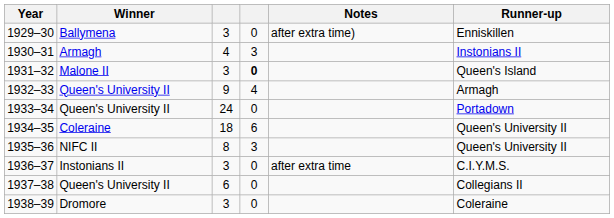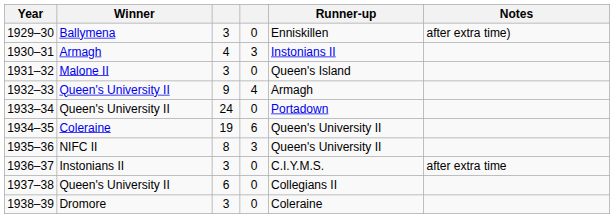columns swapped: (532, 14) <-> (361, 14)
(254, 71) bold -> (254, 71) normal
(226, 128) 18 -> (226, 128) 19
